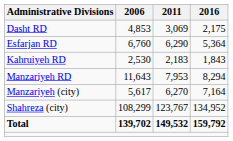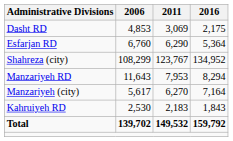rows swapped: (36, 60) <-> (37, 108)
